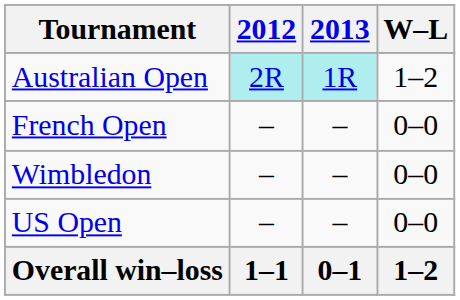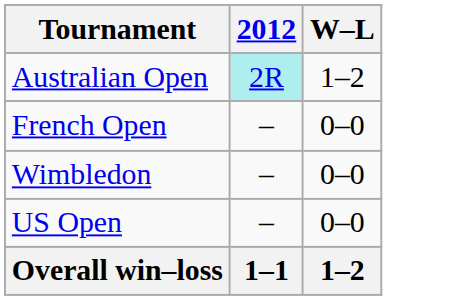- column: (340, 28)
